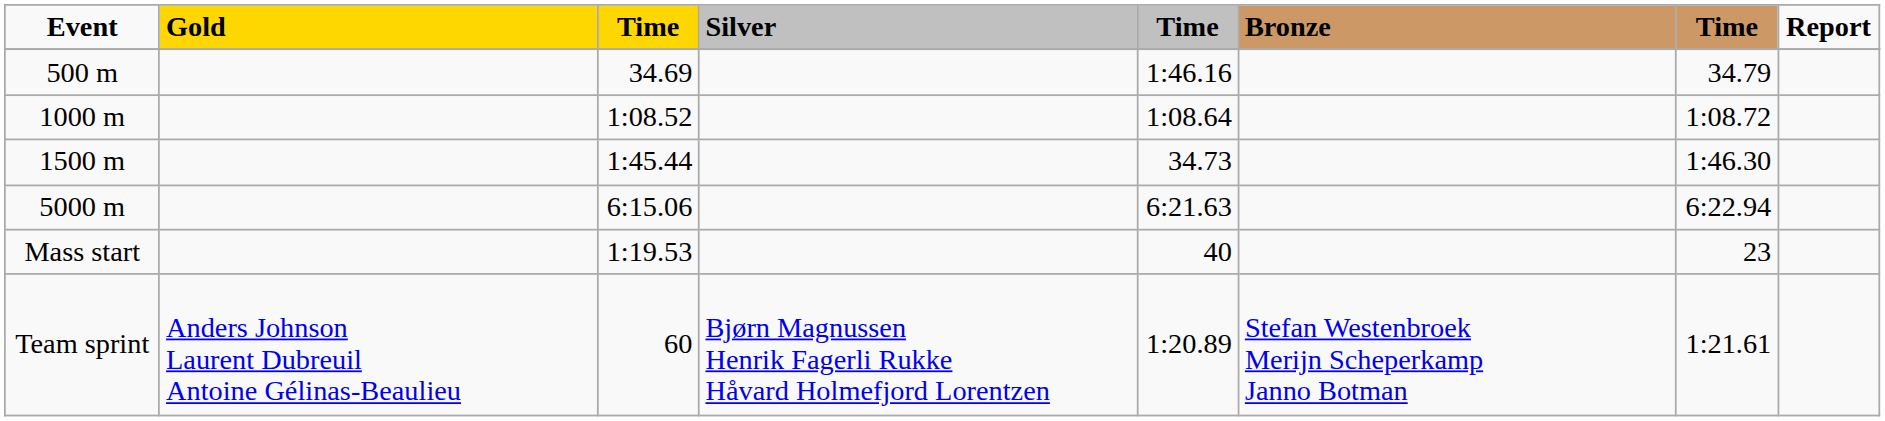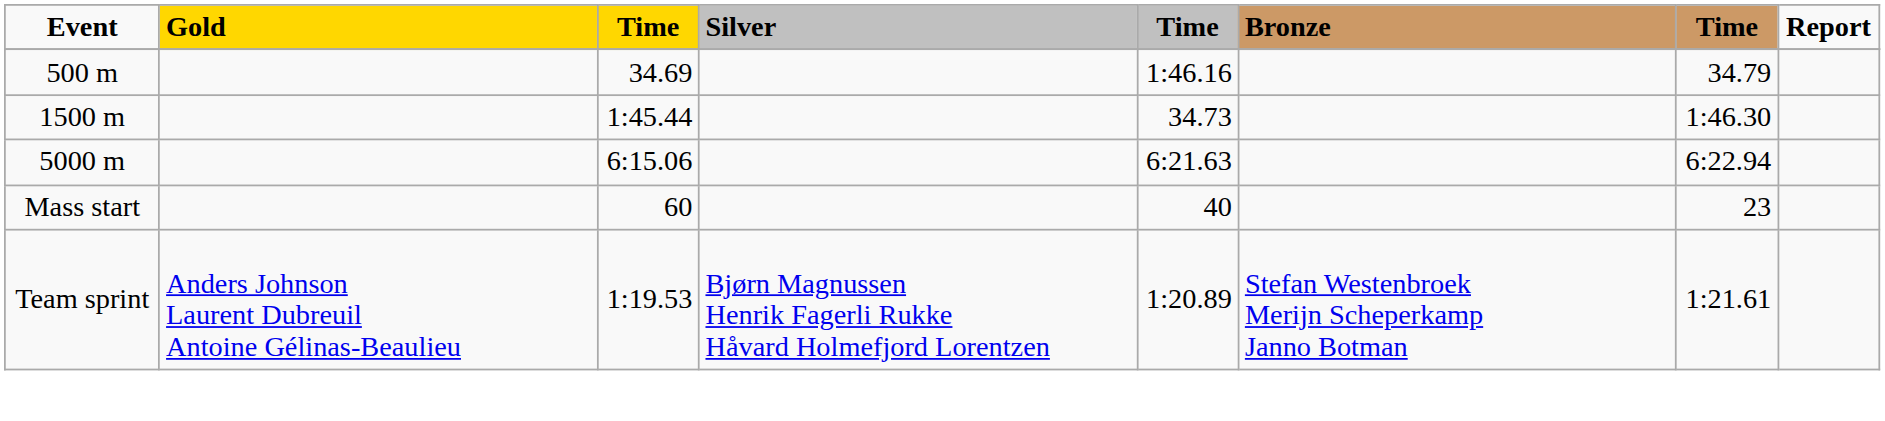- row: (82, 116)
(650, 251) 1:19.53 -> (678, 206) 60
(678, 344) 60 -> (650, 299) 1:19.53
